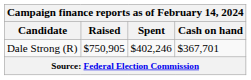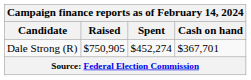(151, 48) $402,246 -> (151, 48) $452,274
